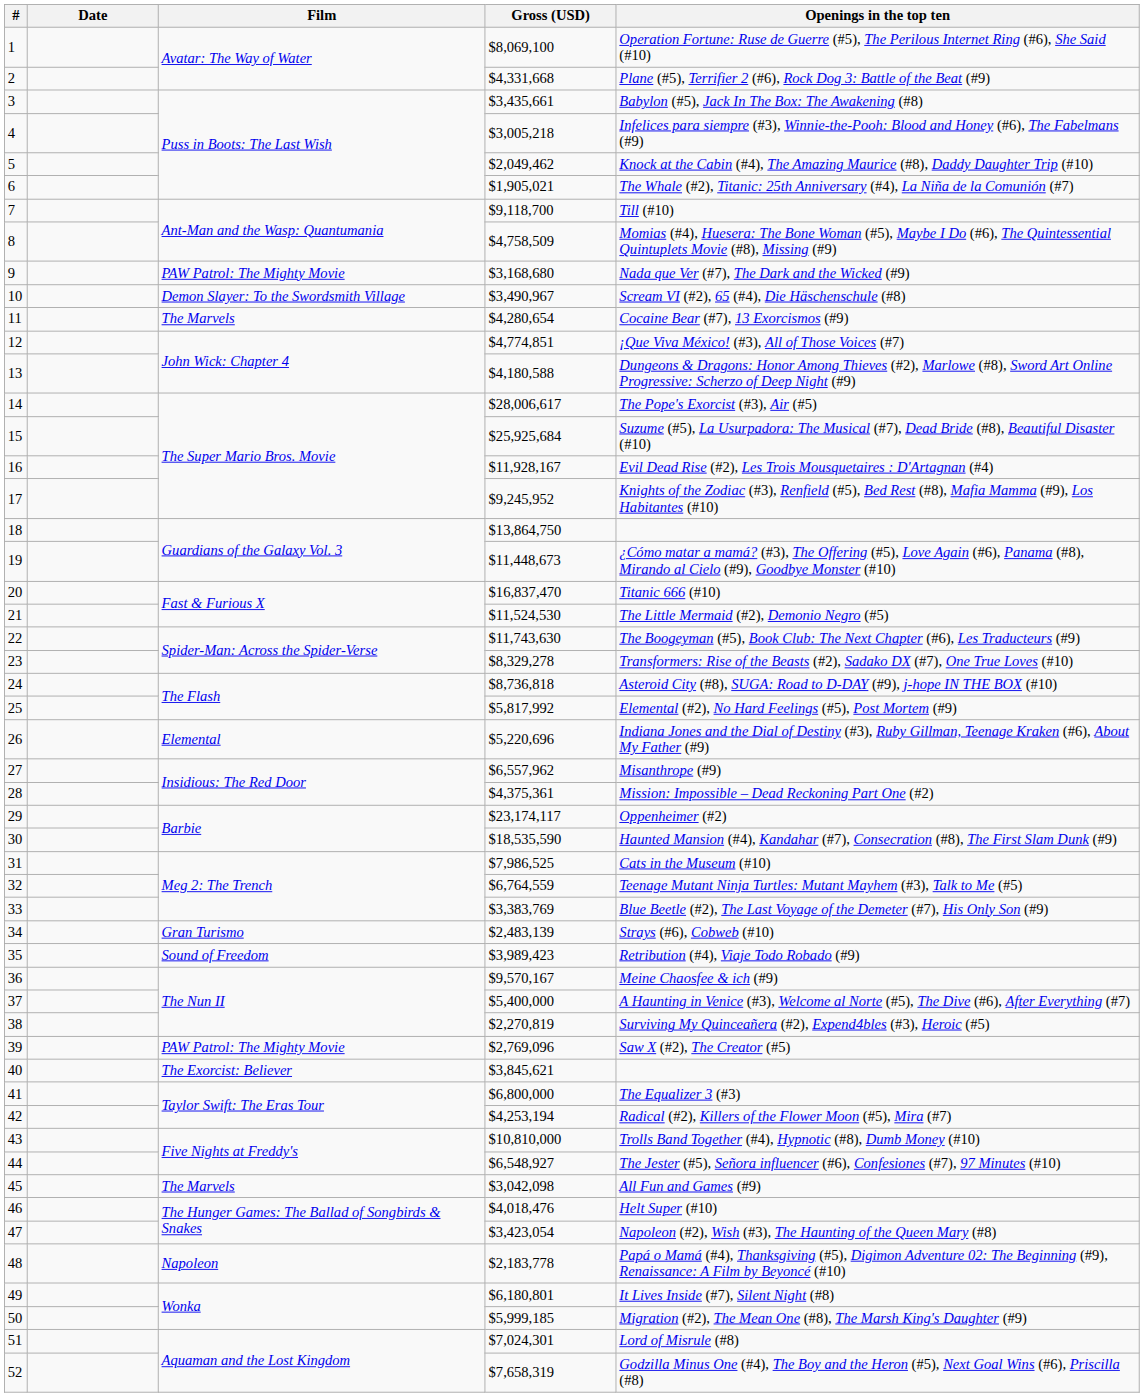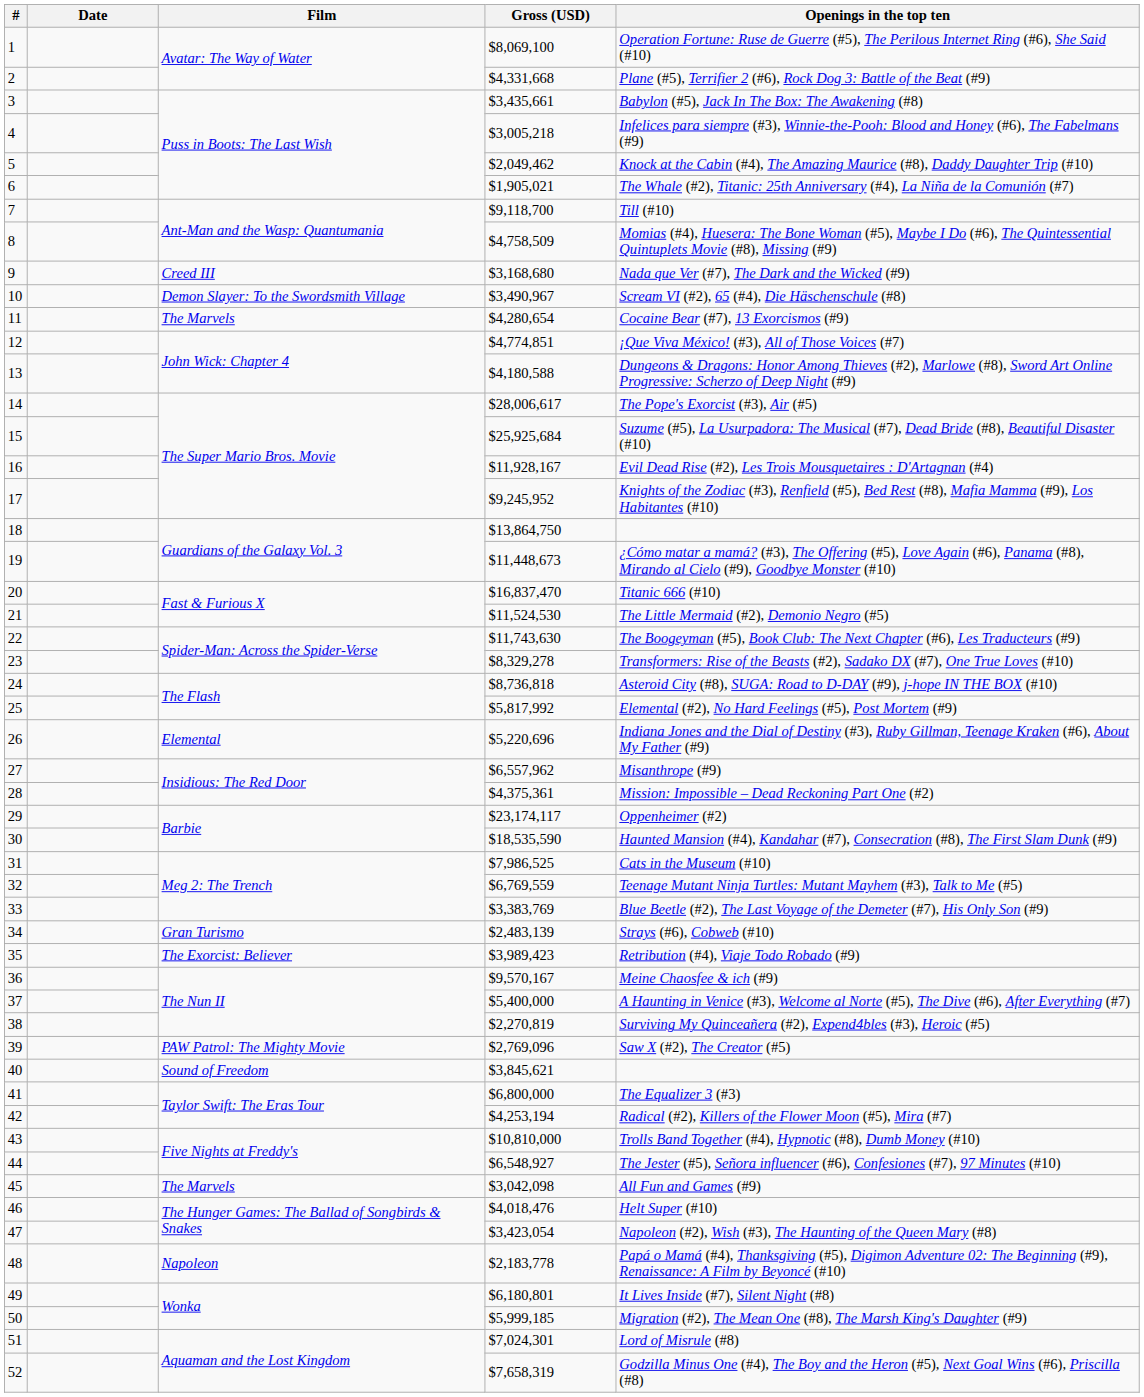(253, 273) PAW Patrol: The Mighty Movie -> (188, 273) Creed III
(521, 886) $6,764,559 -> (521, 886) $6,769,559
(215, 955) Sound of Freedom -> (227, 955) The Exorcist: Believer
(227, 1070) The Exorcist: Believer -> (215, 1070) Sound of Freedom
